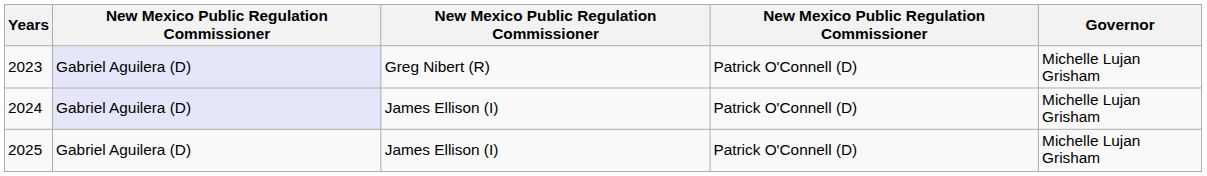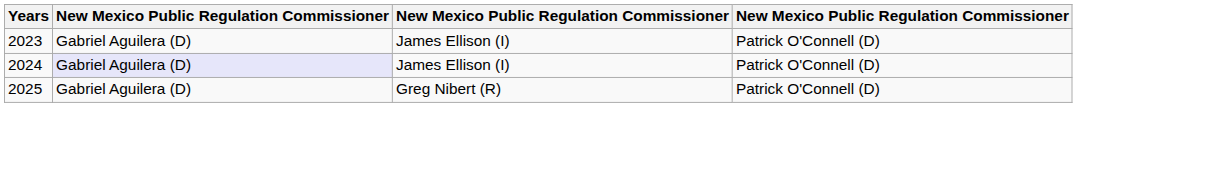- column: (1120, 25)
(124, 66) lavender background -> (124, 41) no background
(437, 66) Greg Nibert (R) -> (453, 41) James Ellison (I)
(442, 150) James Ellison (I) -> (449, 89) Greg Nibert (R)
